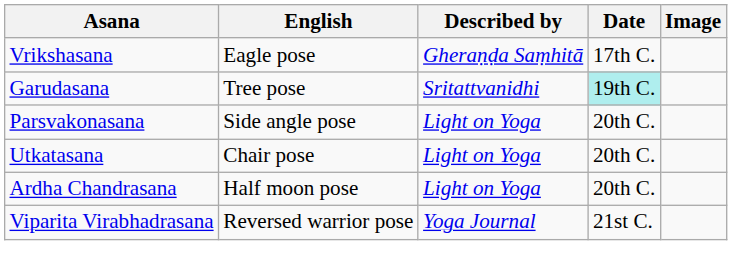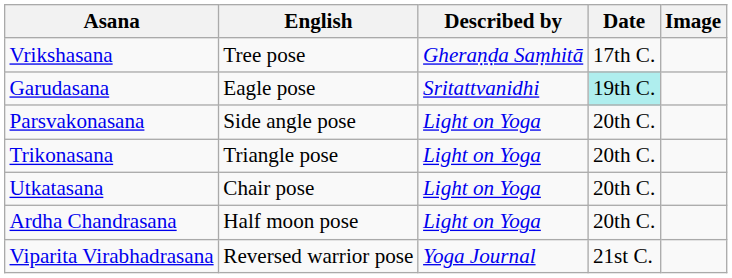(269, 54) Eagle pose -> (264, 54) Tree pose
(264, 88) Tree pose -> (269, 88) Eagle pose
+ row: (61, 155)
